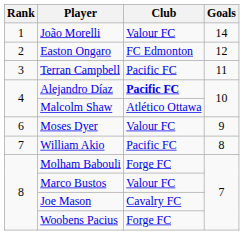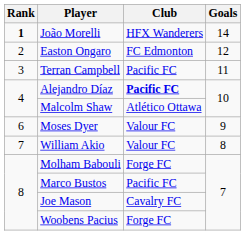(21, 32) normal -> (21, 32) bold
(151, 32) Valour FC -> (165, 32) HFX Wanderers
(151, 145) Pacific FC -> (151, 145) Valour FC
(151, 182) Valour FC -> (151, 182) Pacific FC
